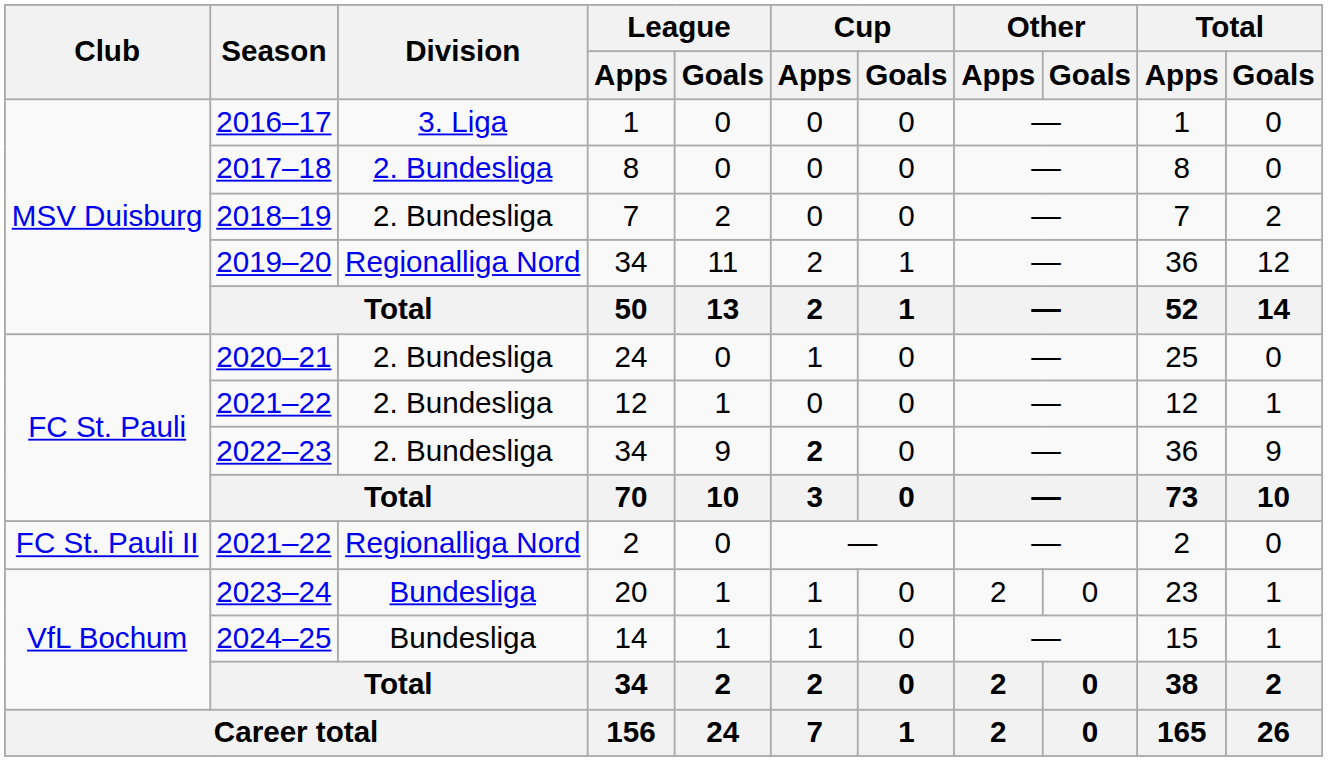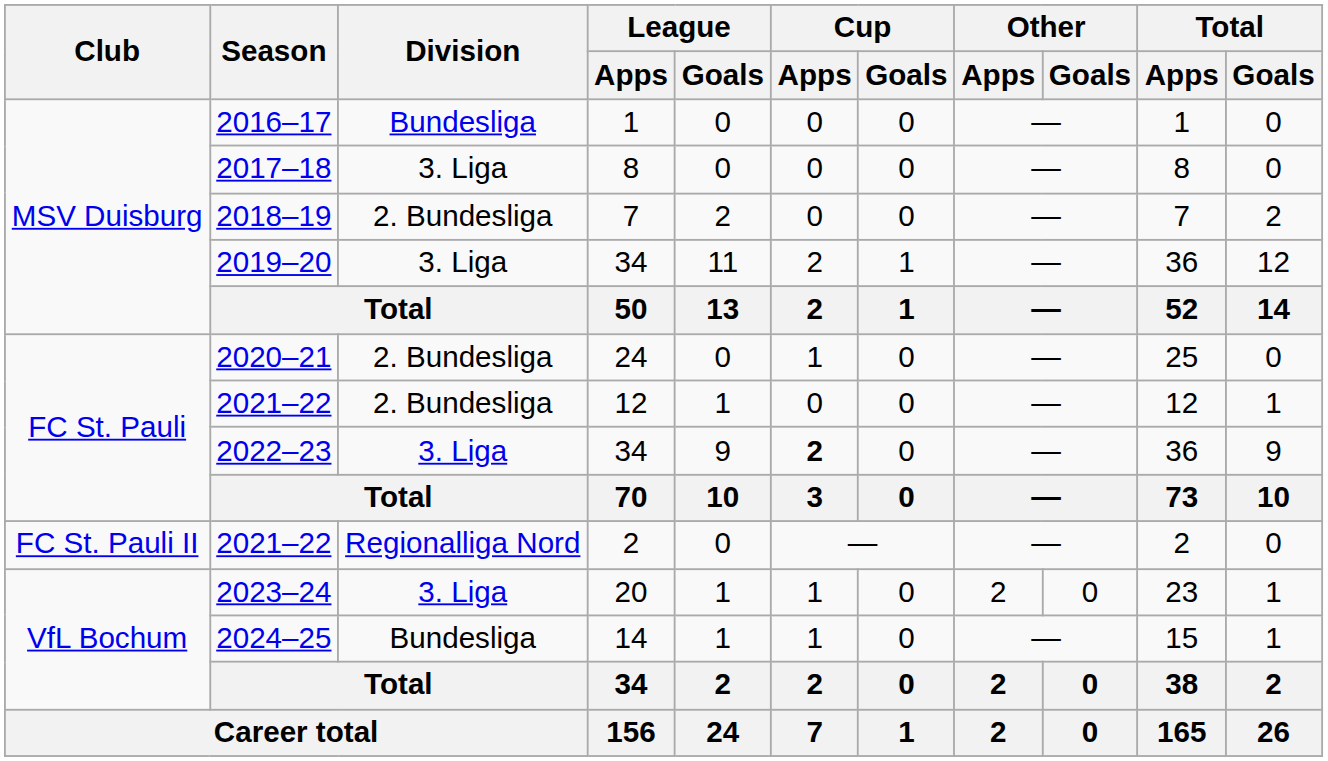(463, 121) 3. Liga -> (463, 121) Bundesliga
(463, 168) 2. Bundesliga -> (463, 168) 3. Liga
(463, 262) Regionalliga Nord -> (463, 262) 3. Liga
(463, 450) 2. Bundesliga -> (463, 450) 3. Liga
(463, 591) Bundesliga -> (463, 591) 3. Liga
